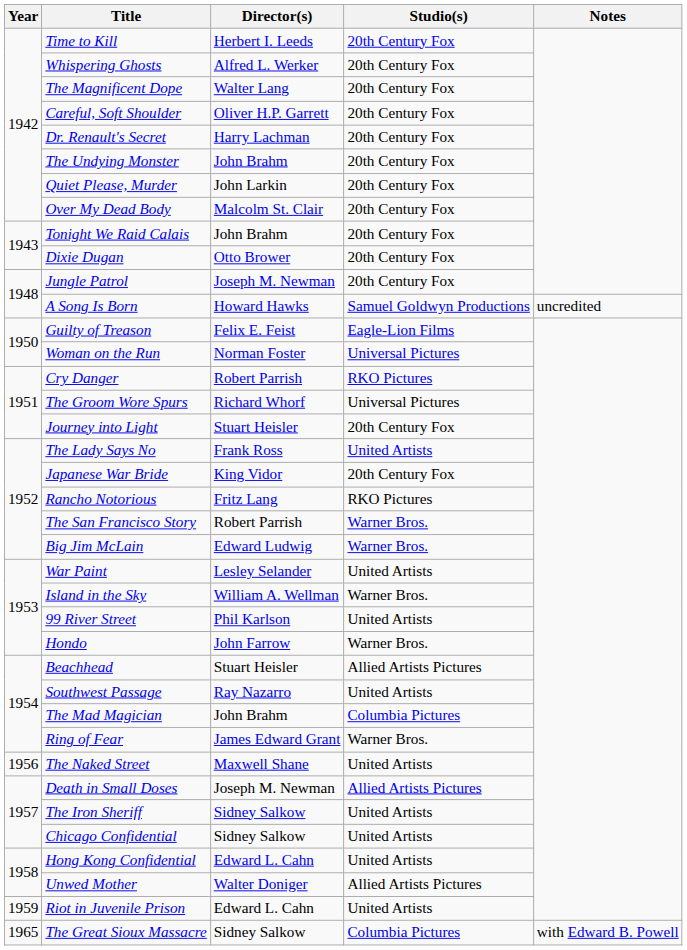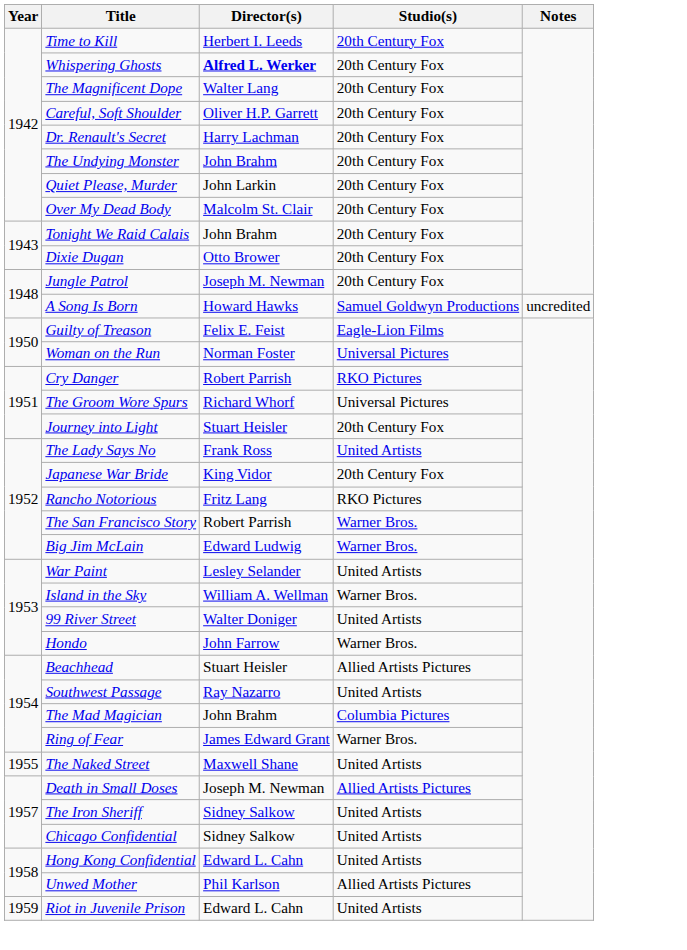(266, 64) normal -> (260, 64) bold
(252, 619) Phil Karlson -> (250, 619) Walter Doniger
(23, 763) 1956 -> (23, 763) 1955
(261, 884) Walter Doniger -> (241, 884) Phil Karlson
- row: (126, 932)
